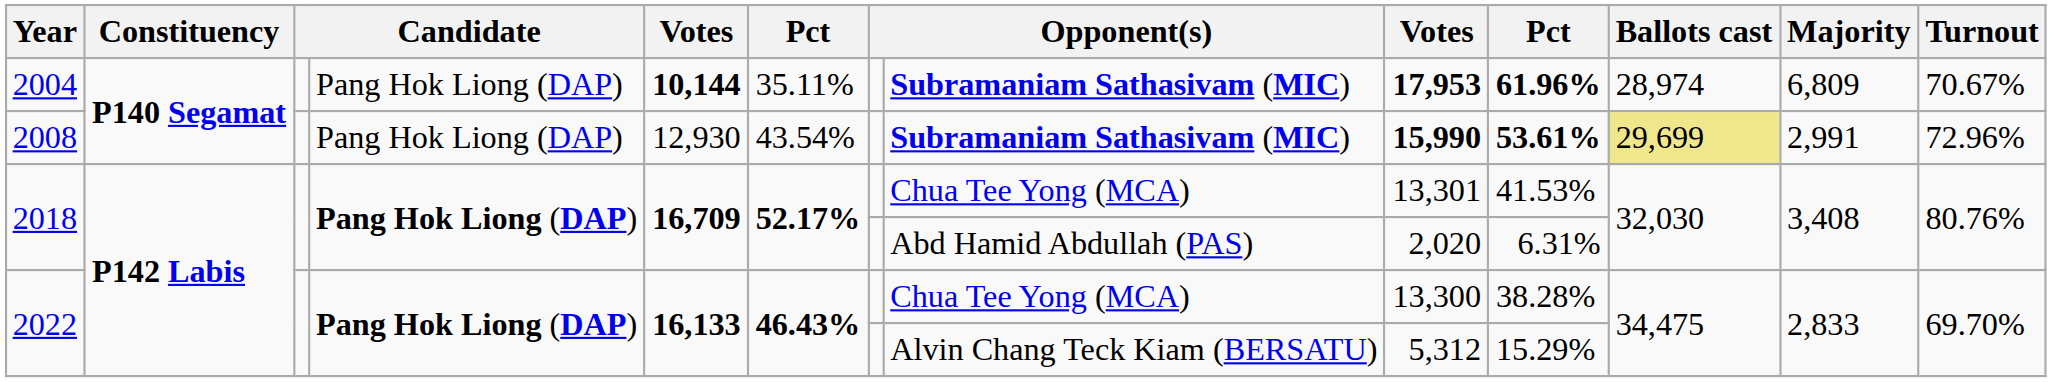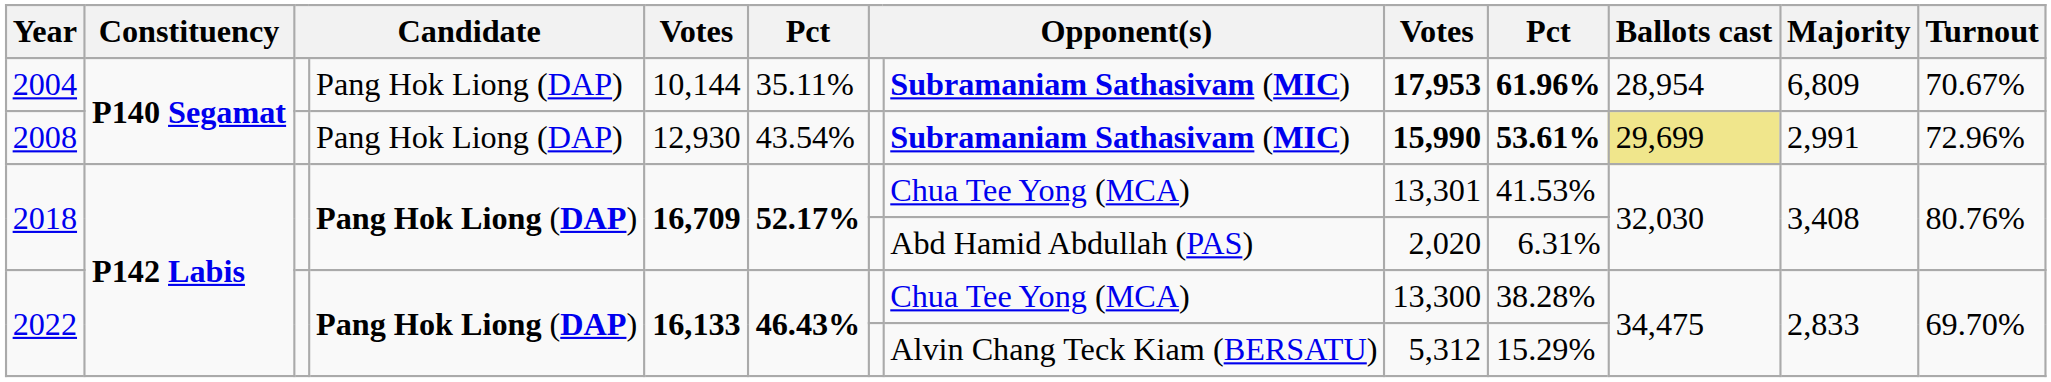(696, 84) bold -> (696, 84) normal
(1660, 84) 28,974 -> (1660, 84) 28,954
